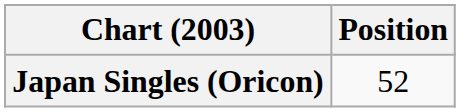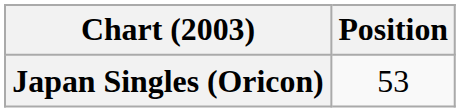(393, 80) 52 -> (393, 80) 53
